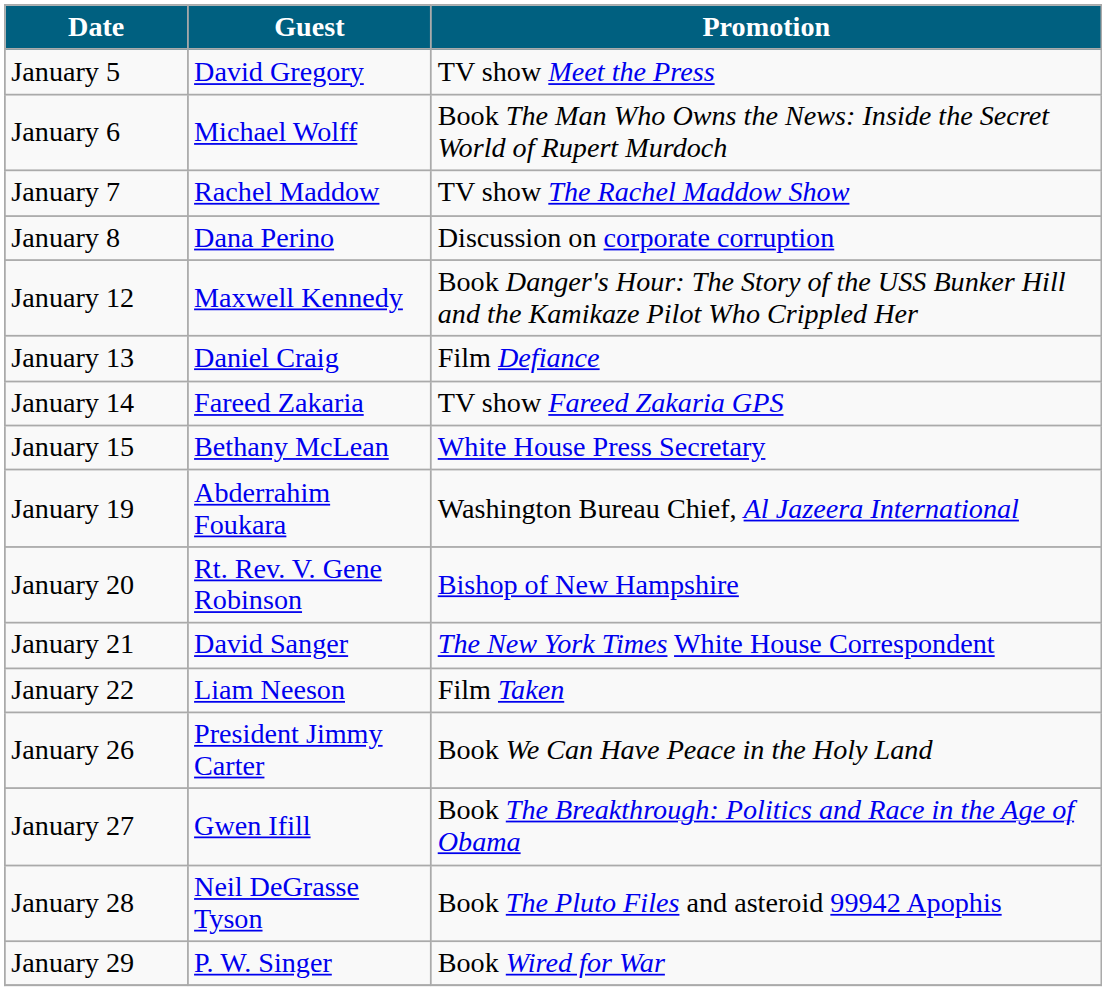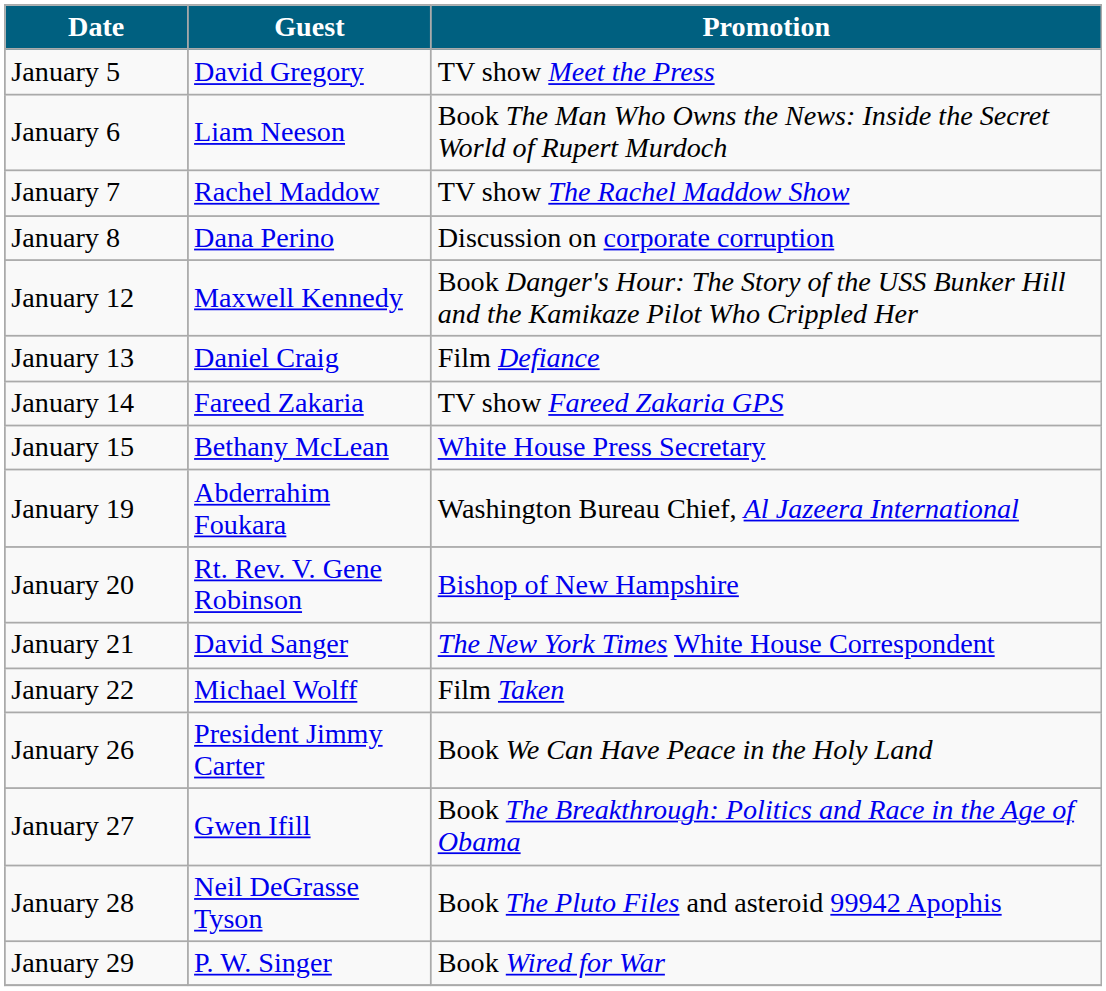(276, 131) Michael Wolff -> (270, 131) Liam Neeson
(270, 689) Liam Neeson -> (276, 689) Michael Wolff
